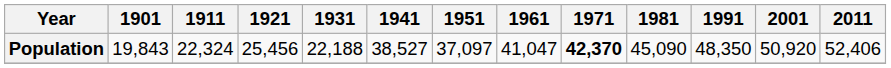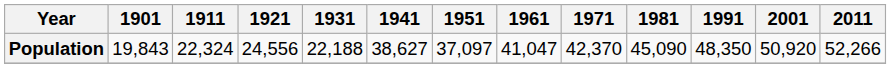(270, 48) 25,456 -> (270, 48) 24,556
(400, 48) 38,527 -> (400, 48) 38,627
(594, 48) bold -> (594, 48) normal
(853, 48) 52,406 -> (853, 48) 52,266
